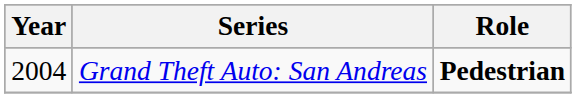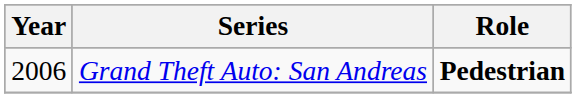(39, 69) 2004 -> (39, 69) 2006
